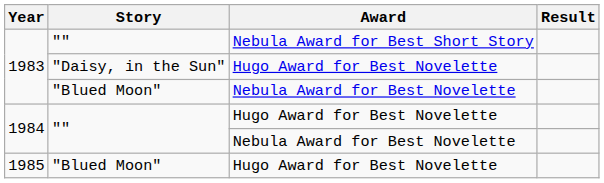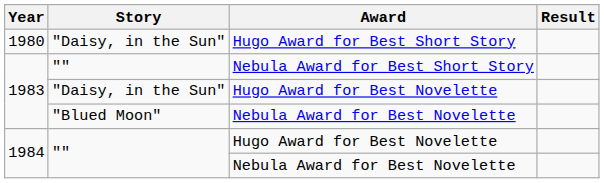+ row: (26, 42)
- row: (26, 166)
